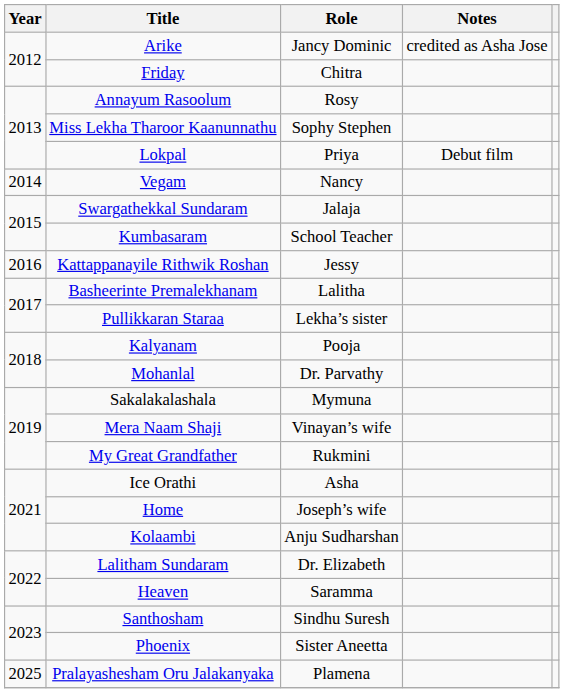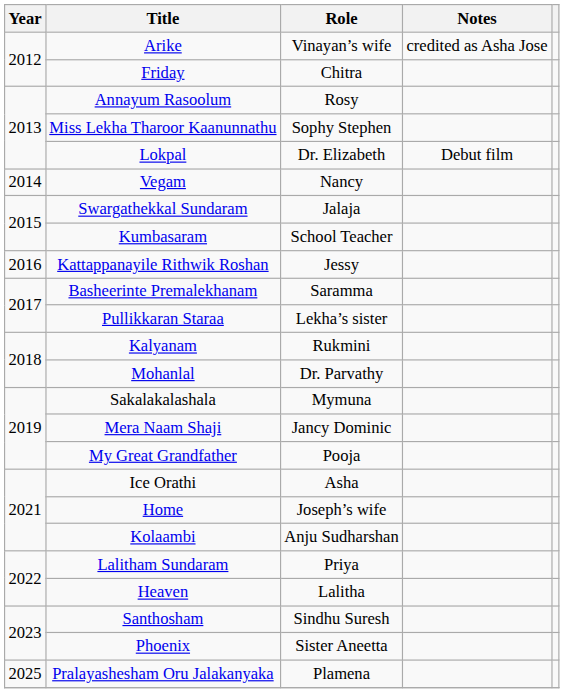(341, 45) Jancy Dominic -> (342, 45) Vinayan’s wife
(341, 155) Priya -> (342, 155) Dr. Elizabeth
(341, 291) Lalitha -> (341, 291) Saramma
(342, 346) Pooja -> (342, 346) Rukmini
(342, 428) Vinayan’s wife -> (341, 428) Jancy Dominic
(342, 455) Rukmini -> (342, 455) Pooja
(342, 564) Dr. Elizabeth -> (341, 564) Priya
(341, 592) Saramma -> (341, 592) Lalitha
